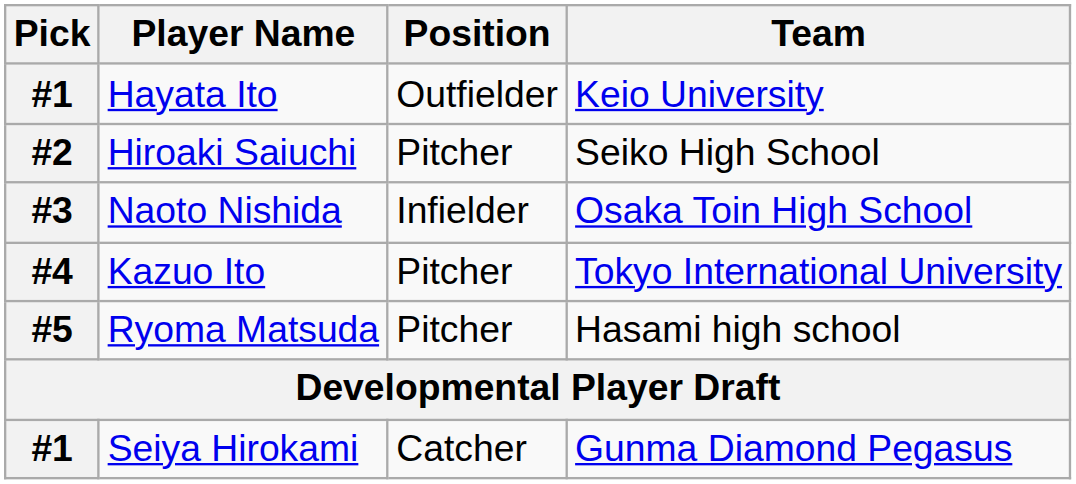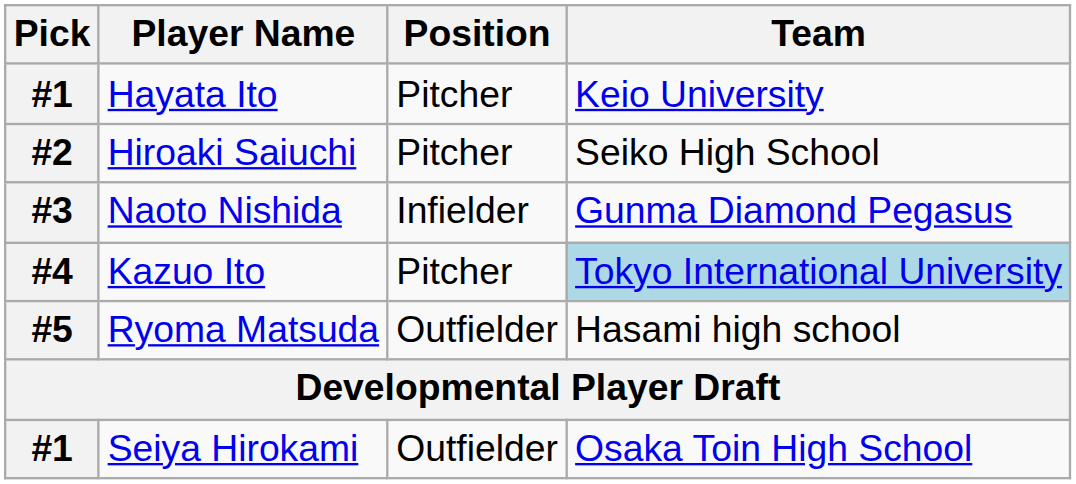(477, 93) Outfielder -> (454, 93) Pitcher
(774, 211) Osaka Toin High School -> (794, 211) Gunma Diamond Pegasus
(819, 270) no background -> (819, 270) lightblue background
(454, 329) Pitcher -> (477, 329) Outfielder
(462, 447) Catcher -> (477, 447) Outfielder
(794, 447) Gunma Diamond Pegasus -> (774, 447) Osaka Toin High School
